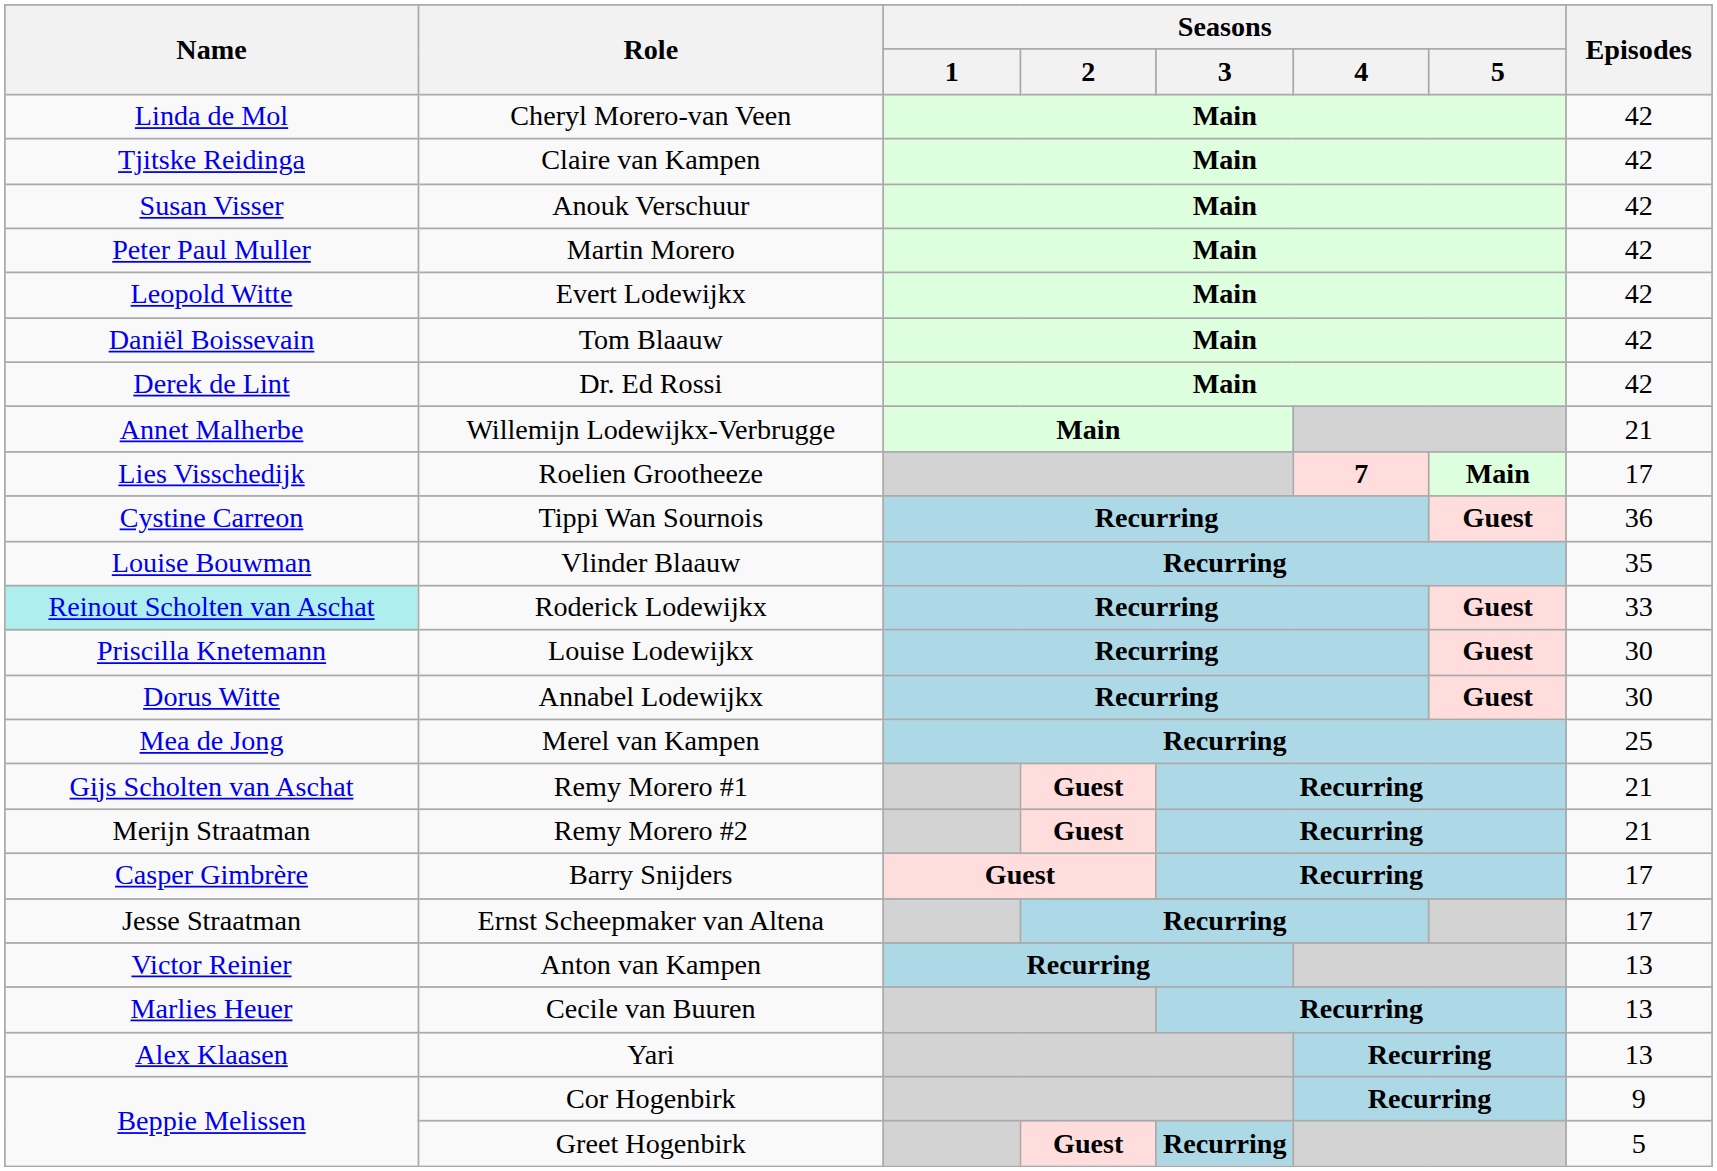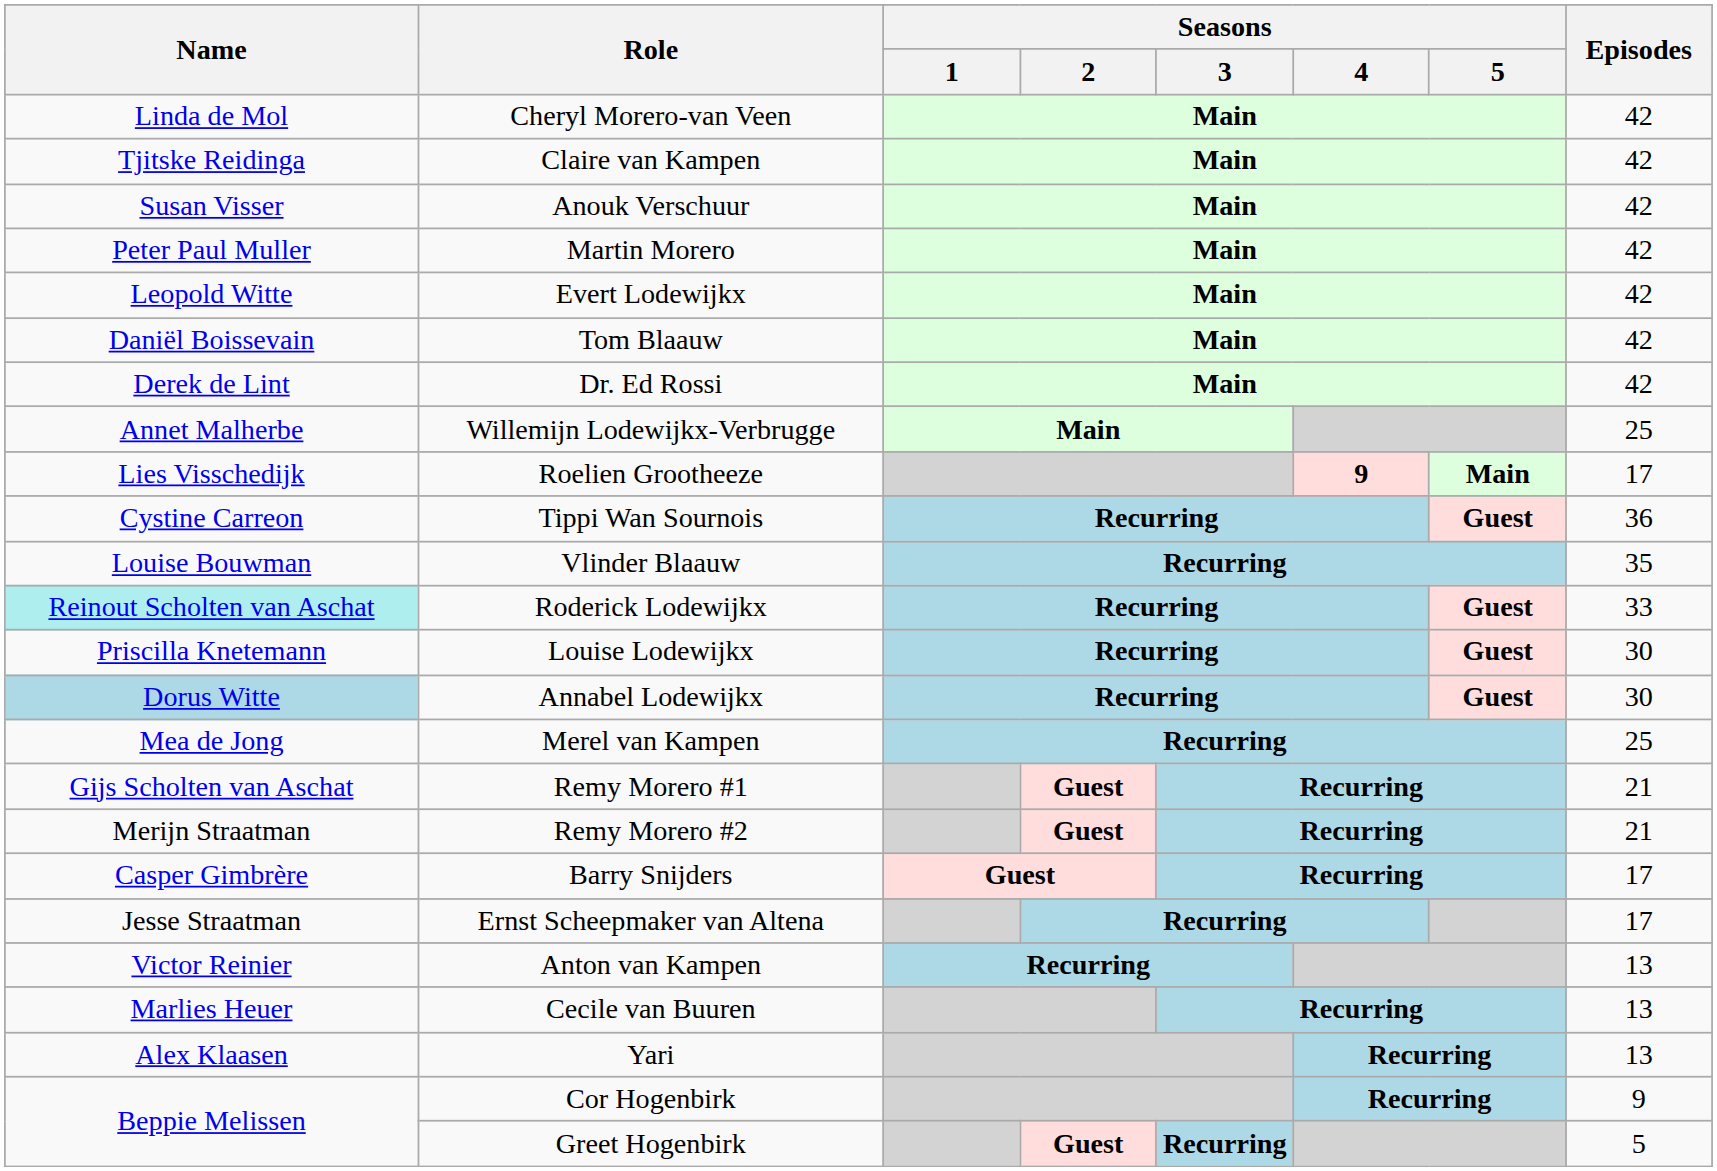(1639, 428) 21 -> (1639, 428) 25
(1361, 473) 7 -> (1361, 473) 9
(212, 696) no background -> (212, 696) lightblue background
